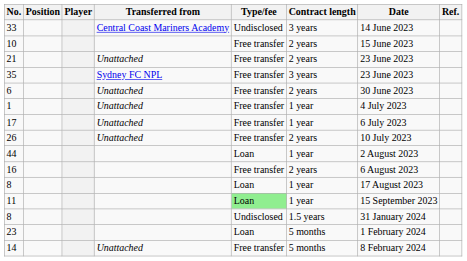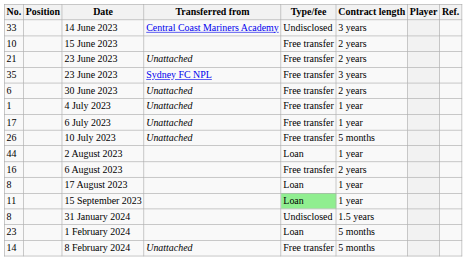columns swapped: (78, 12) <-> (399, 12)
(303, 138) 2 years -> (357, 138) 5 months
